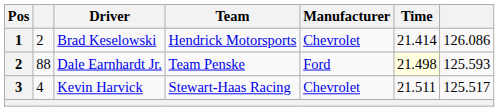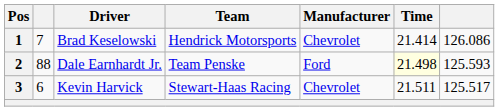(40, 40) 2 -> (40, 40) 7
(40, 88) 4 -> (40, 88) 6
